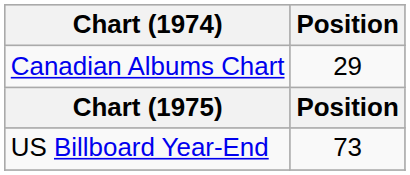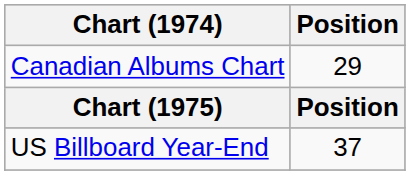(348, 148) 73 -> (348, 148) 37
